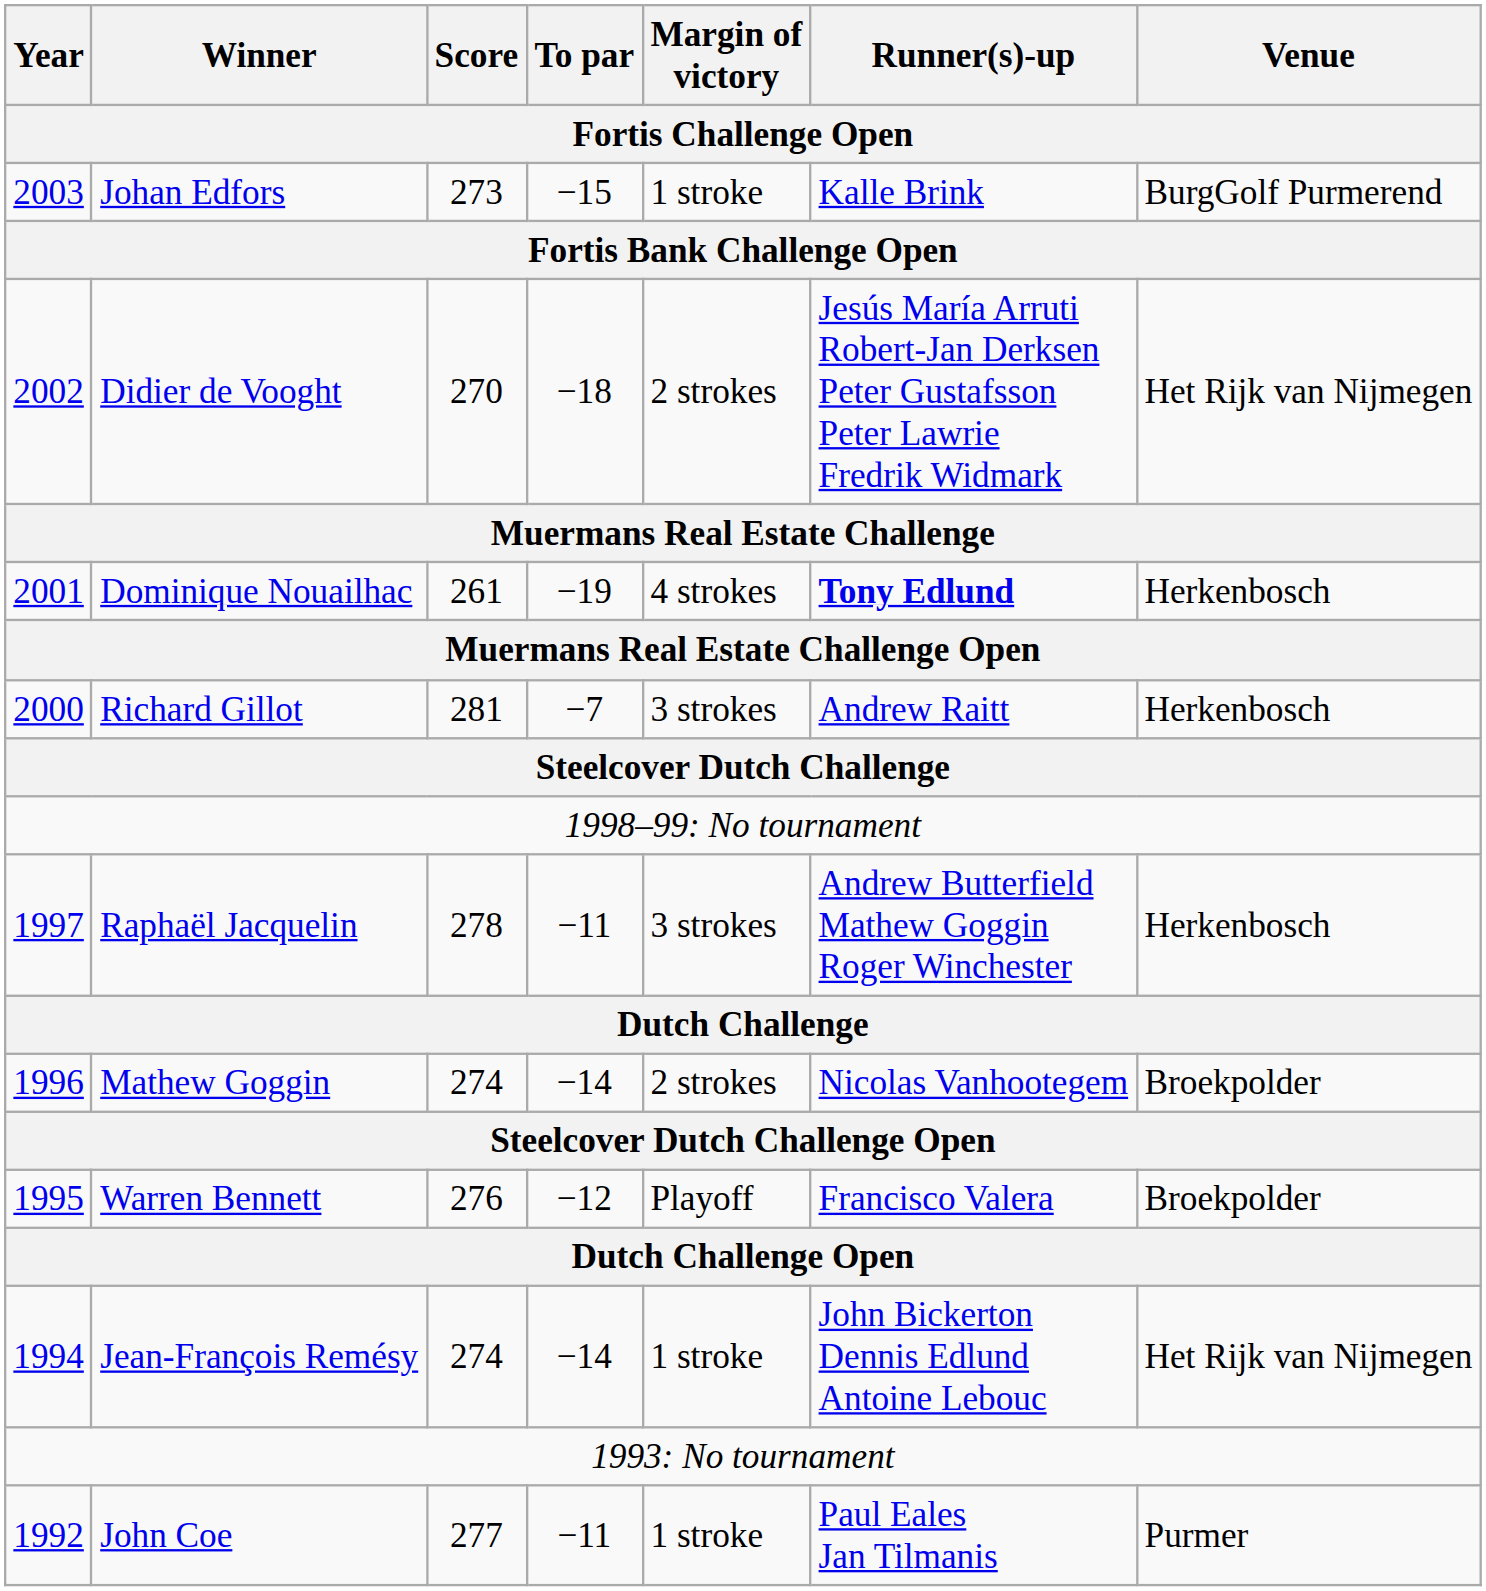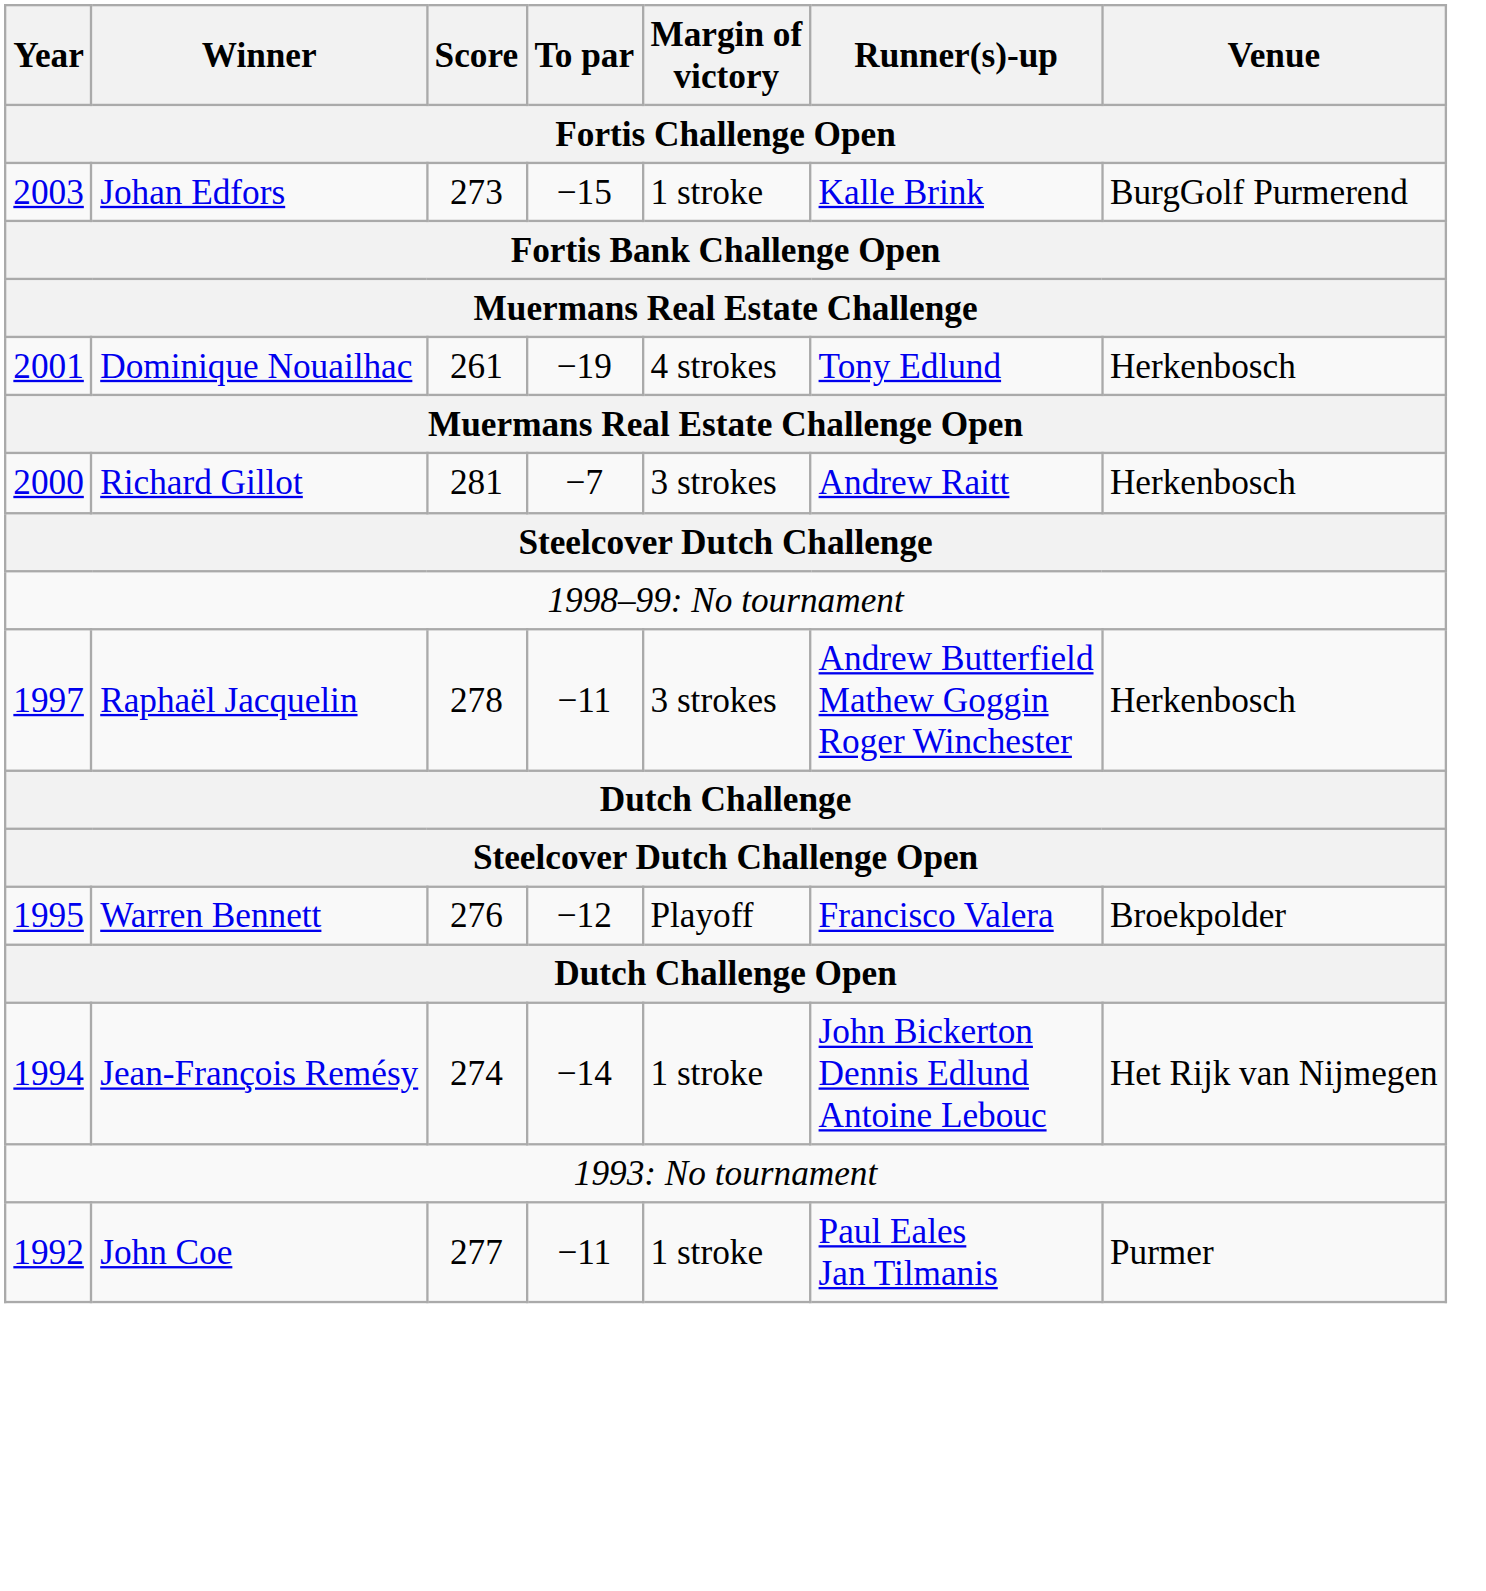- row: (221, 391)
(916, 591) bold -> (910, 366) normal
- row: (215, 1081)
